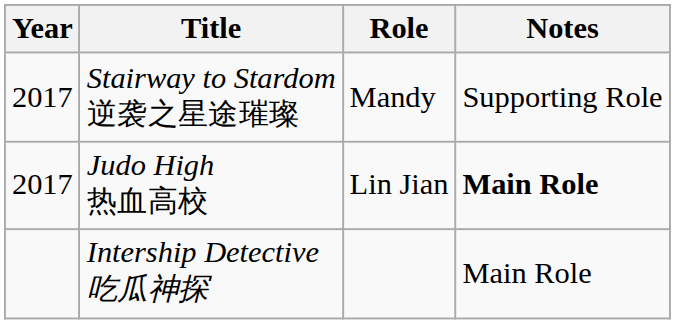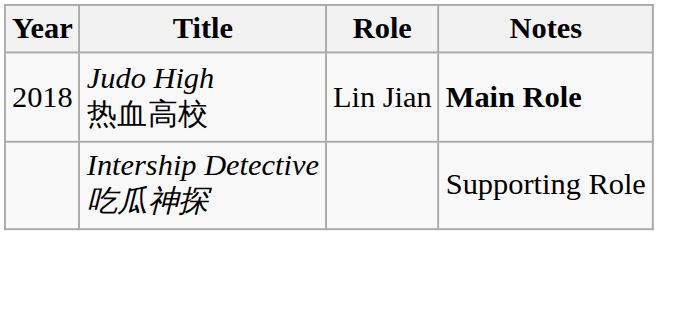- row: (211, 94)
(42, 184) 2017 -> (42, 96) 2018
(527, 272) Main Role -> (546, 184) Supporting Role
